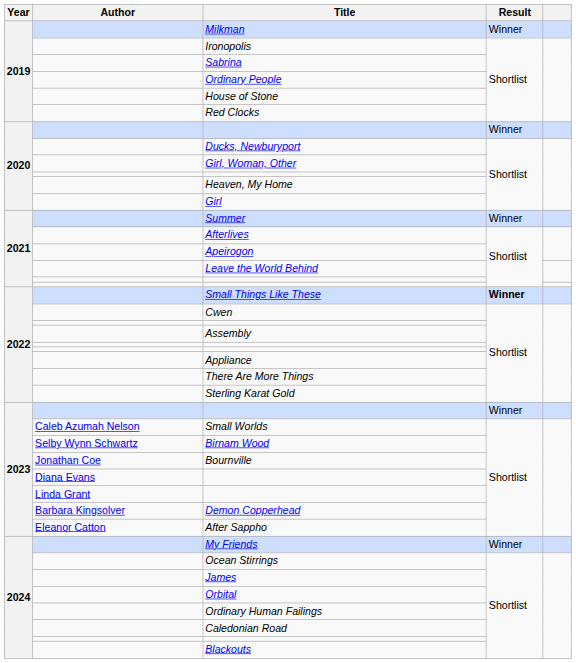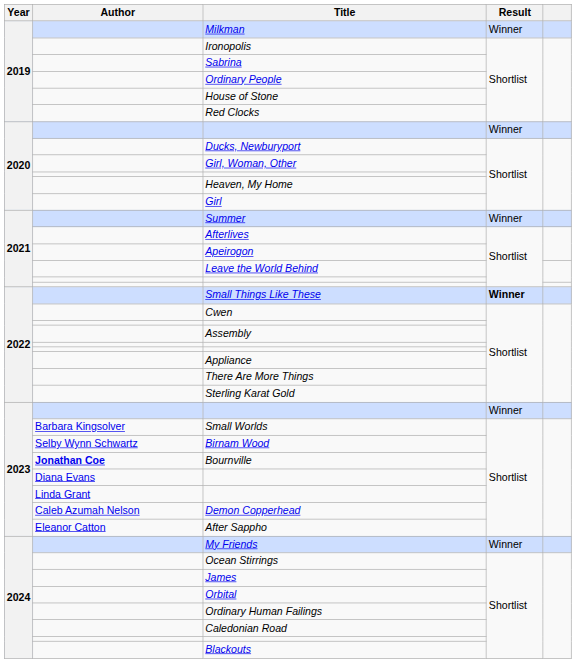(87, 427) Caleb Azumah Nelson -> (80, 427) Barbara Kingsolver
(68, 460) normal -> (70, 460) bold
(80, 511) Barbara Kingsolver -> (87, 511) Caleb Azumah Nelson
